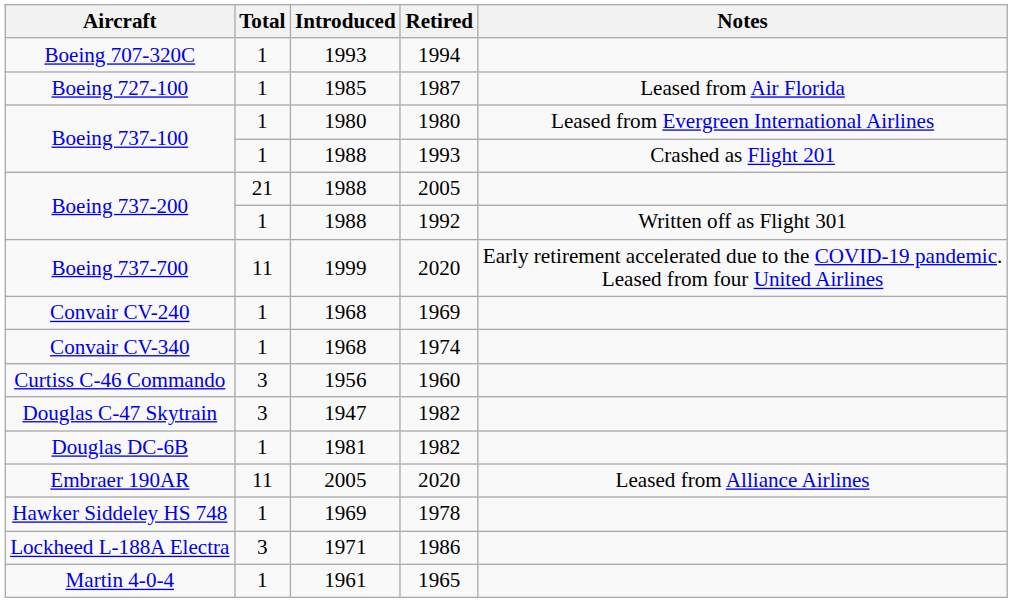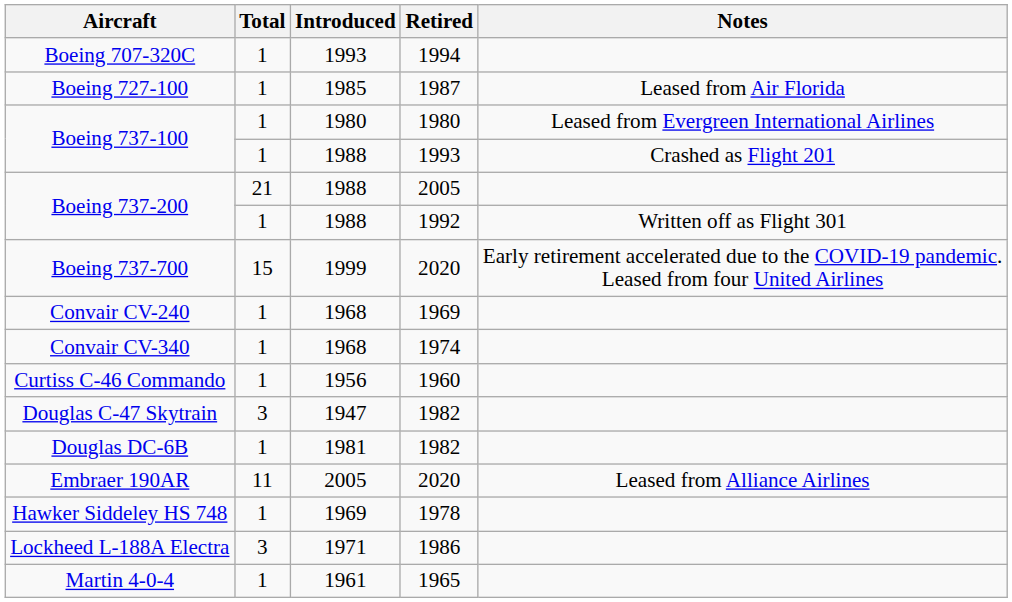(262, 267) 11 -> (262, 267) 15
(262, 379) 3 -> (262, 379) 1
